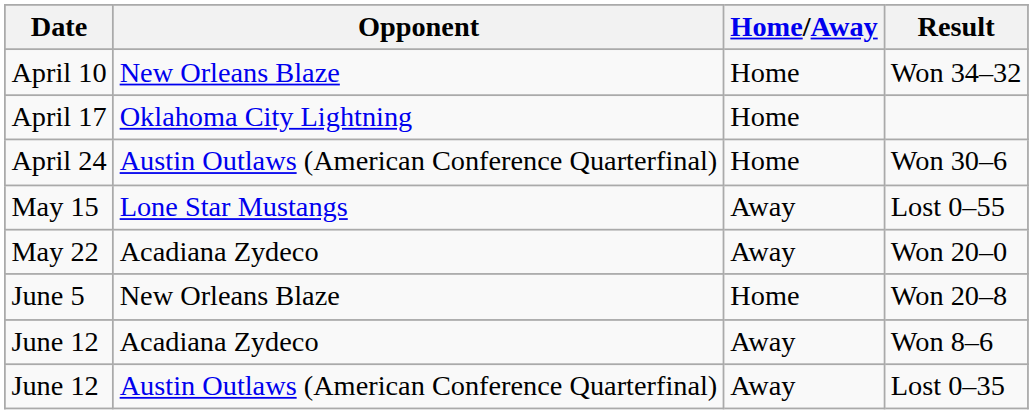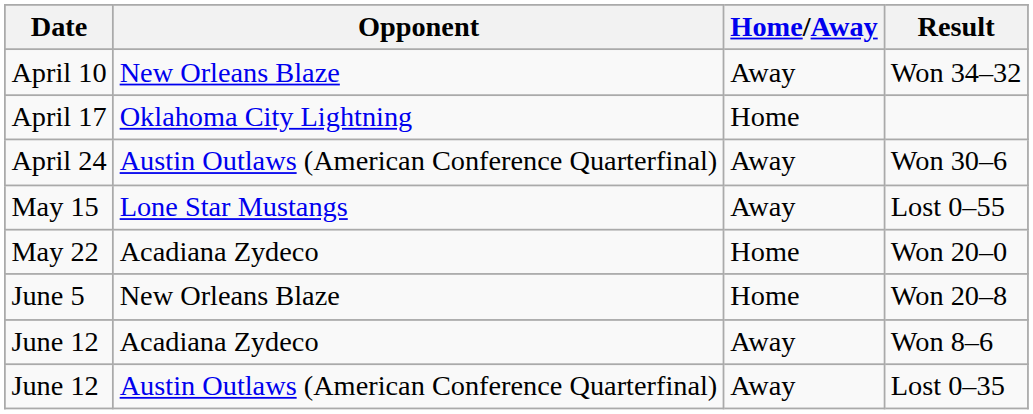(765, 71) Home -> (763, 71) Away
(765, 161) Home -> (763, 161) Away
(763, 251) Away -> (765, 251) Home
